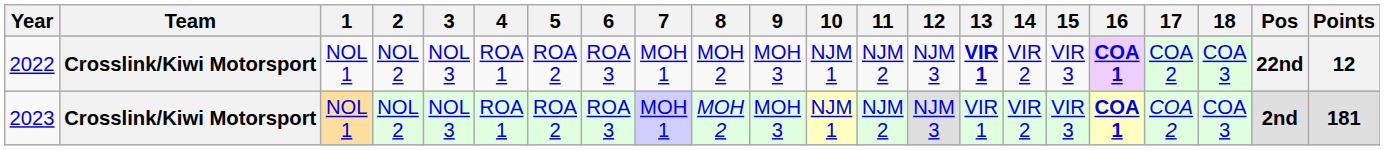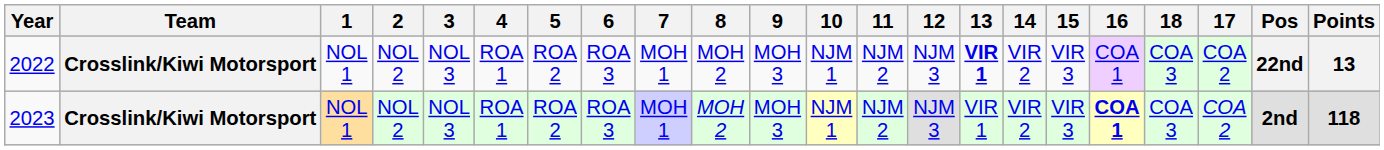columns swapped: (1171, 20) <-> (1225, 20)
(1117, 63) bold -> (1117, 63) normal
(1344, 63) 12 -> (1344, 63) 13
(1344, 118) 181 -> (1344, 118) 118
